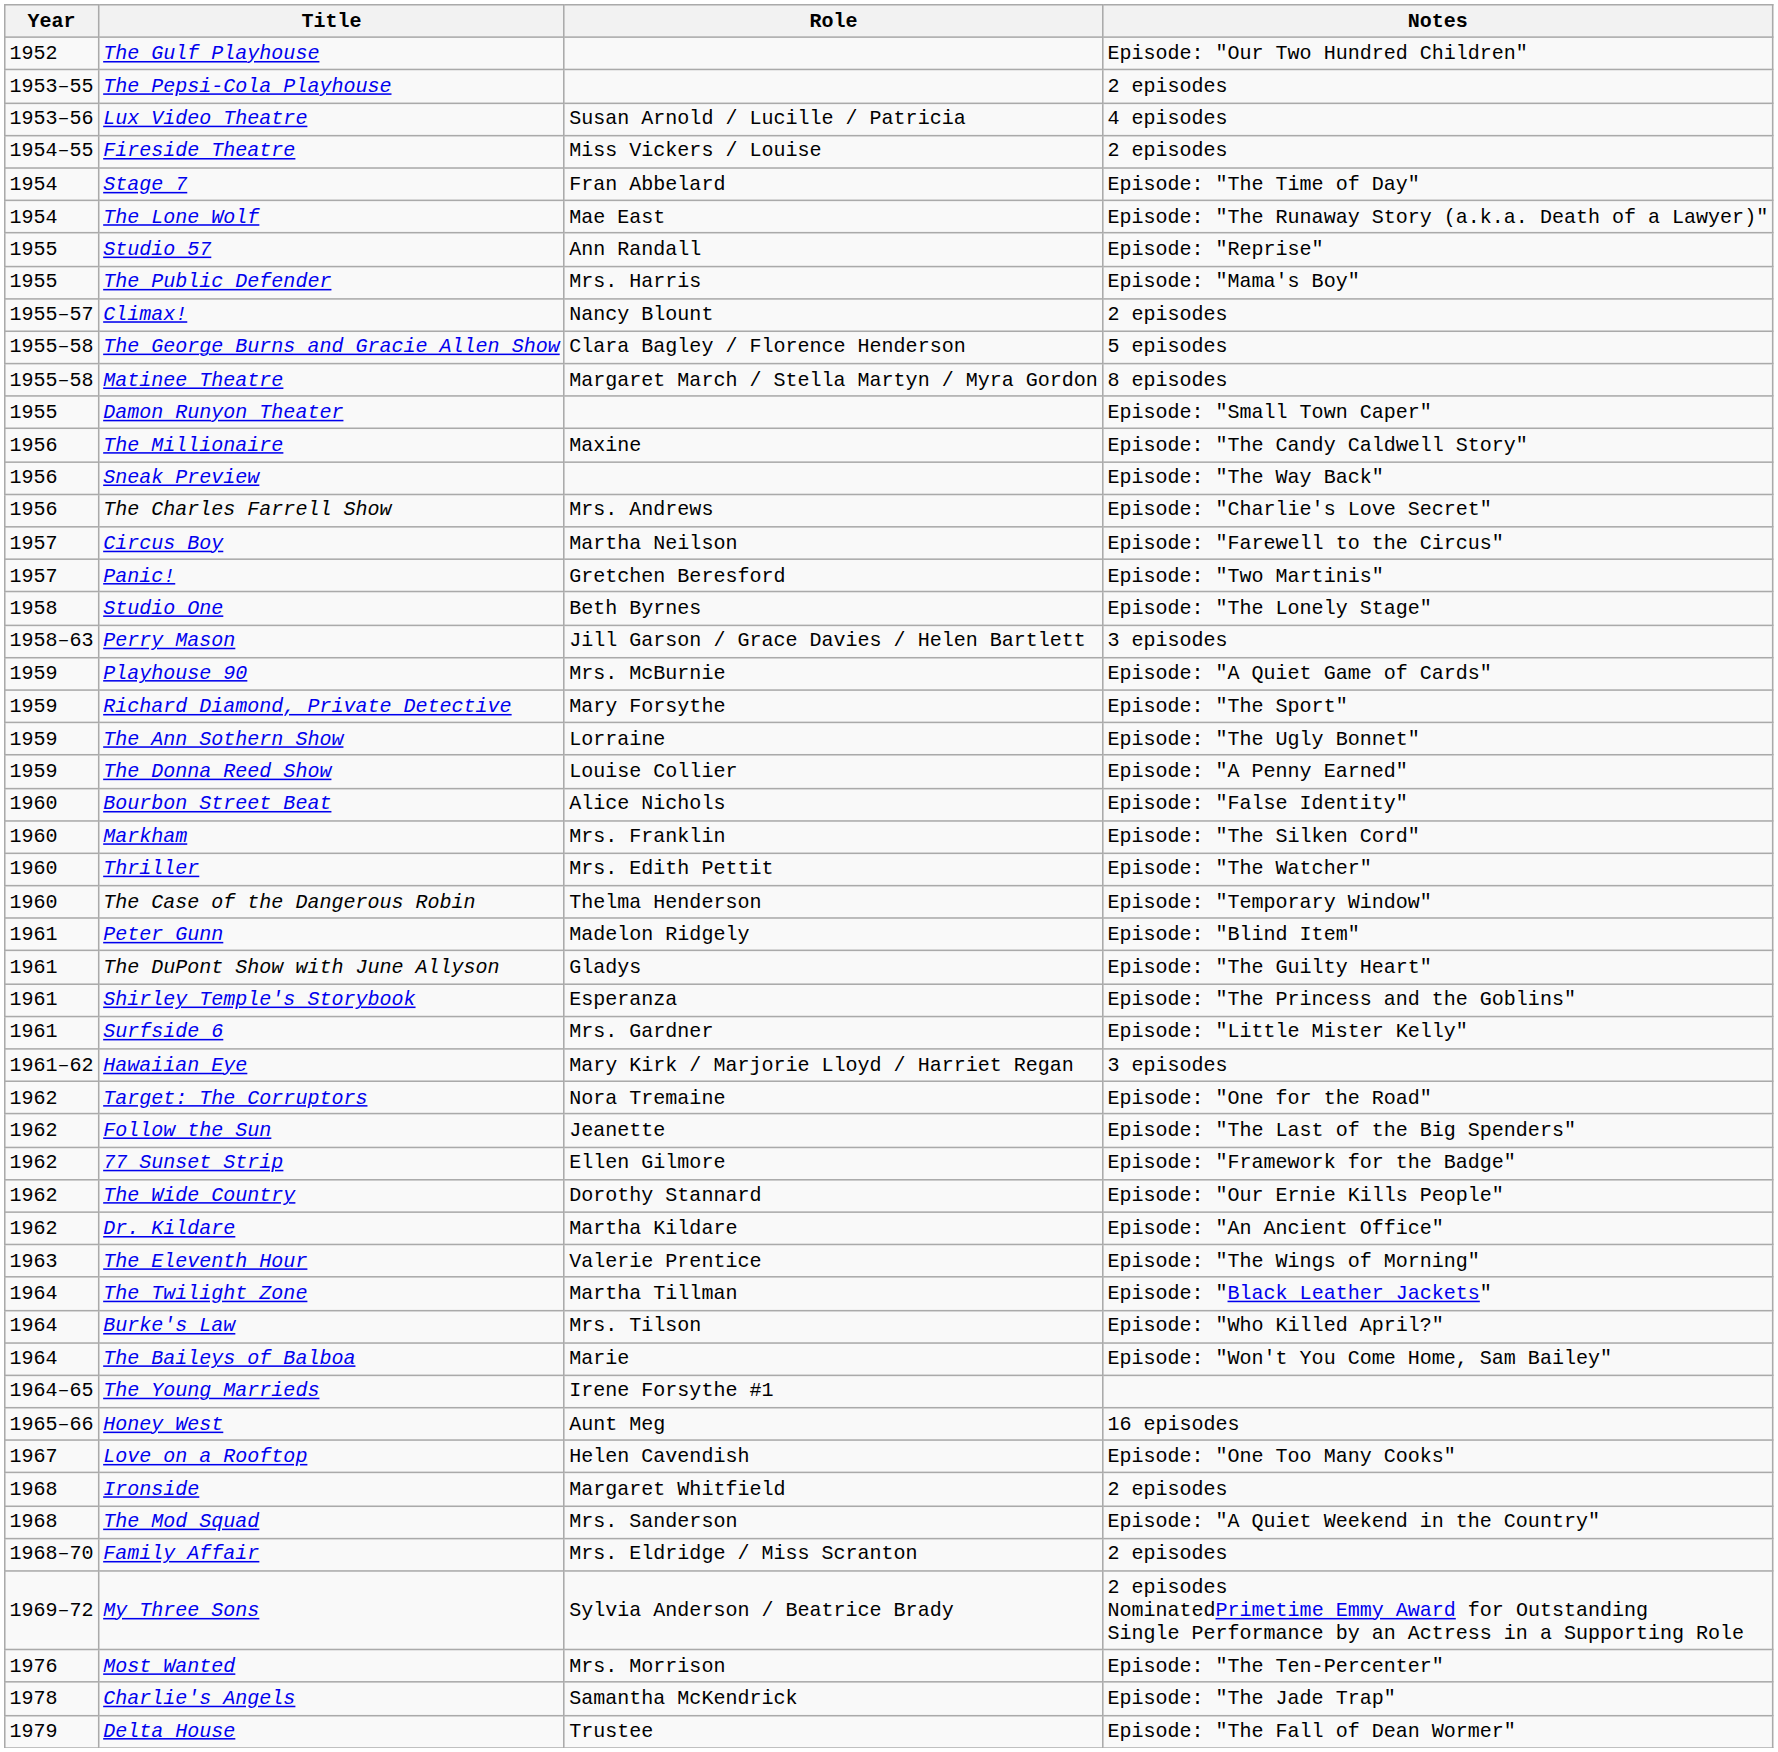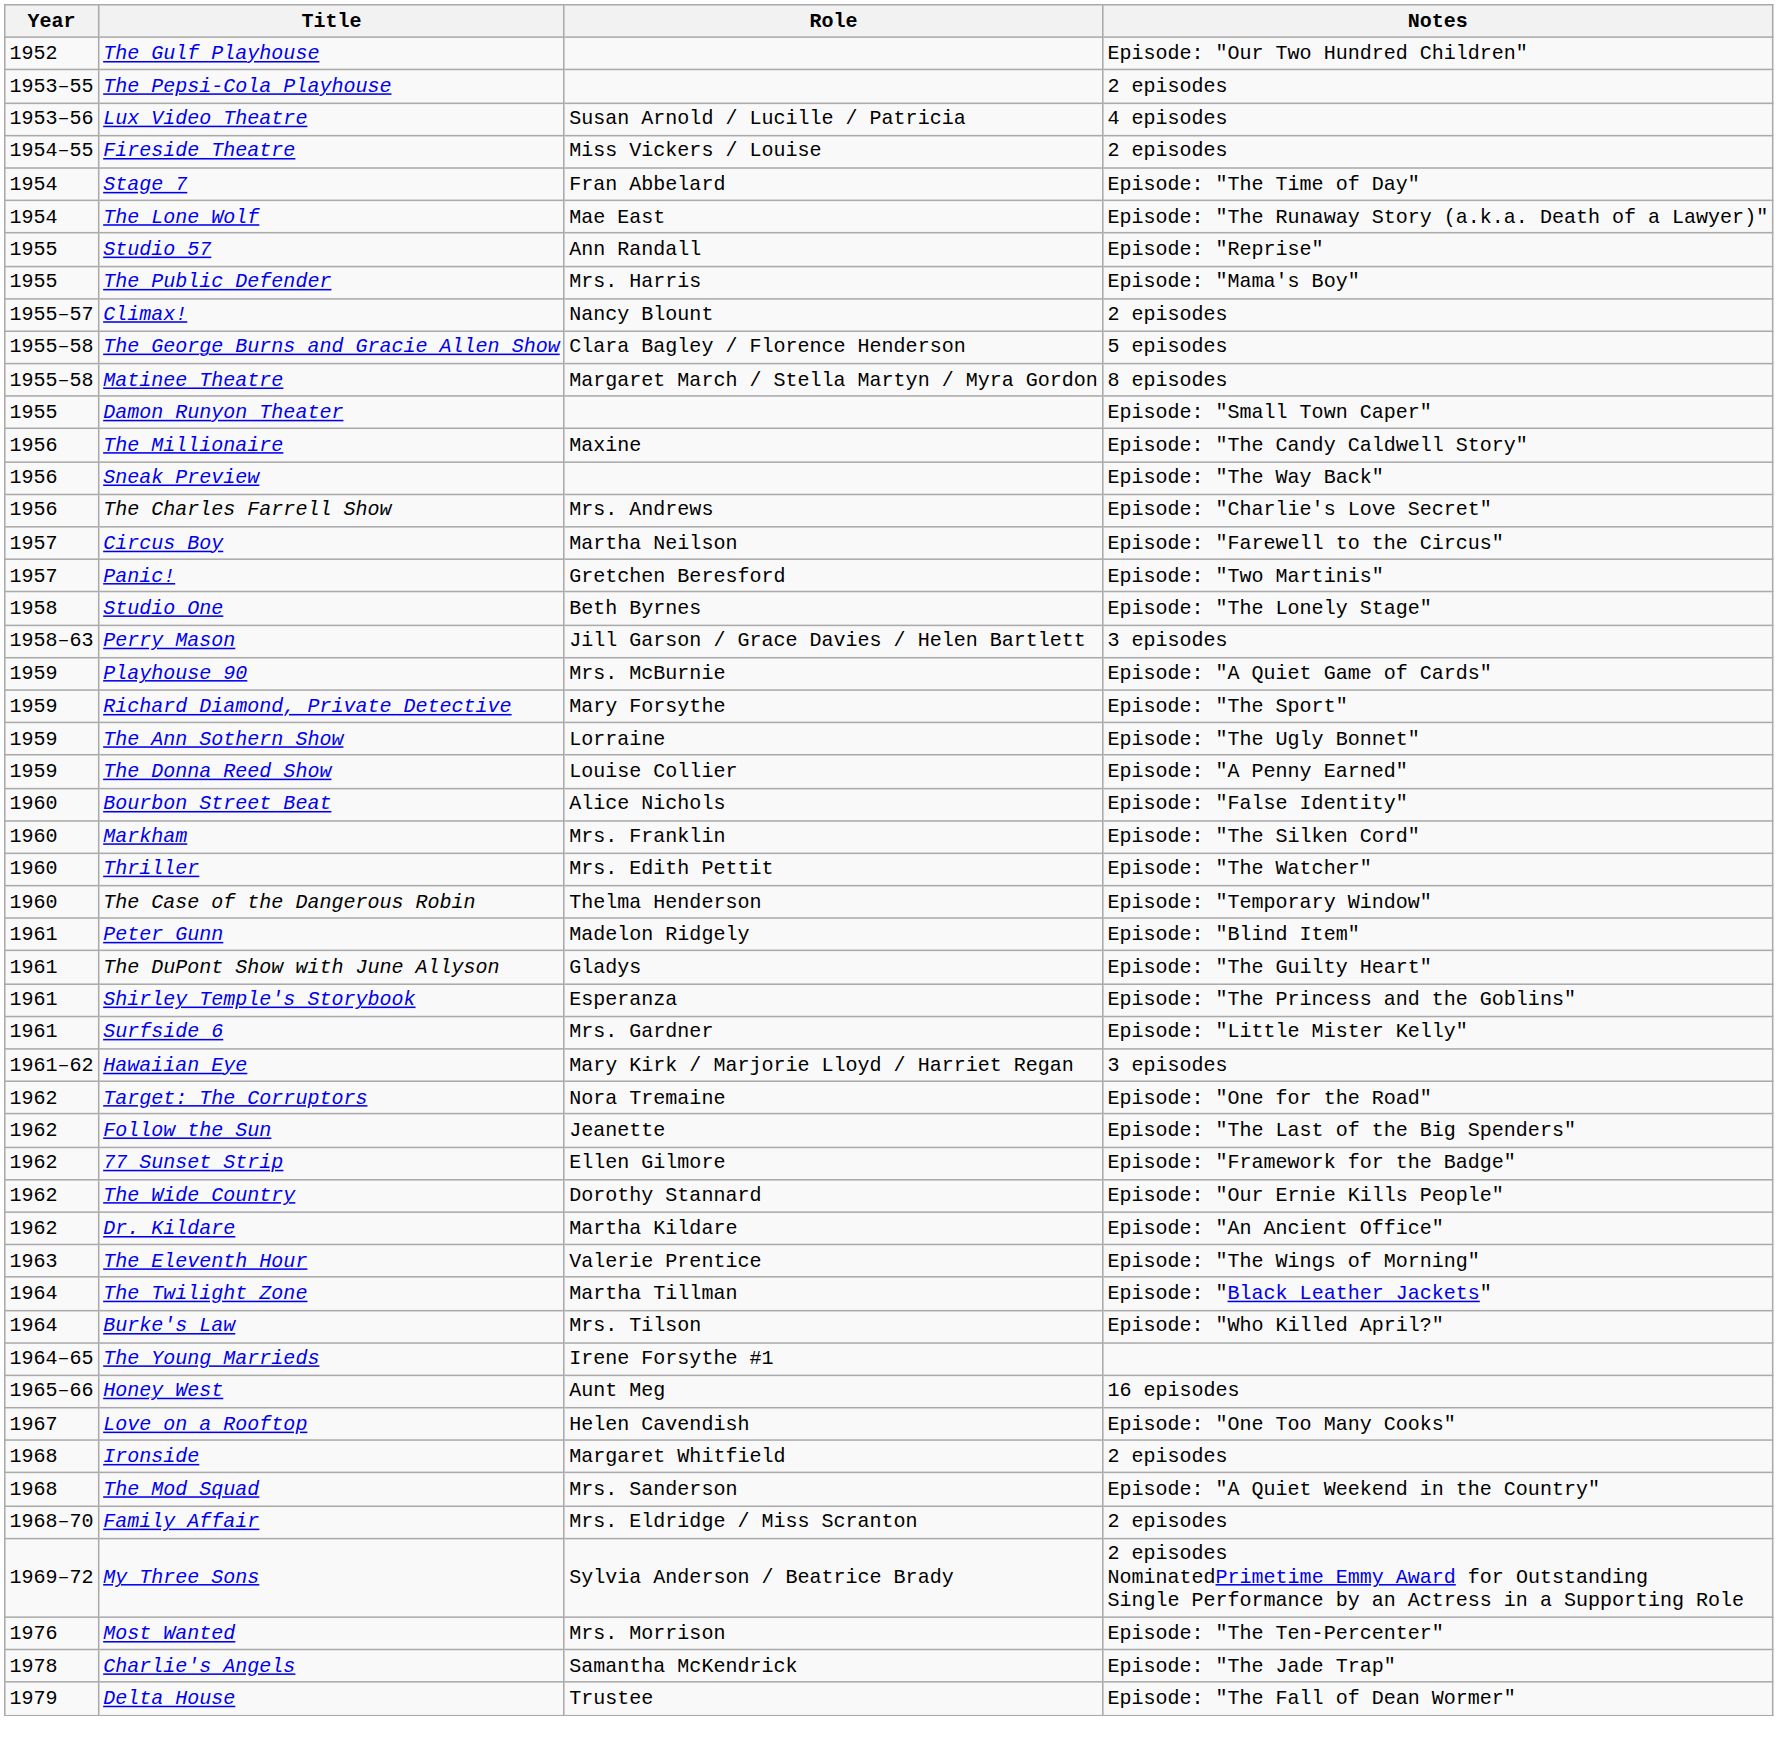- row: (229, 1359)
